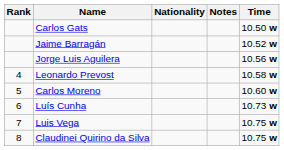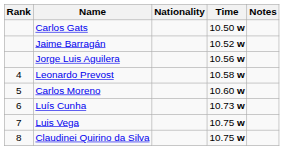columns swapped: (259, 12) <-> (223, 12)
